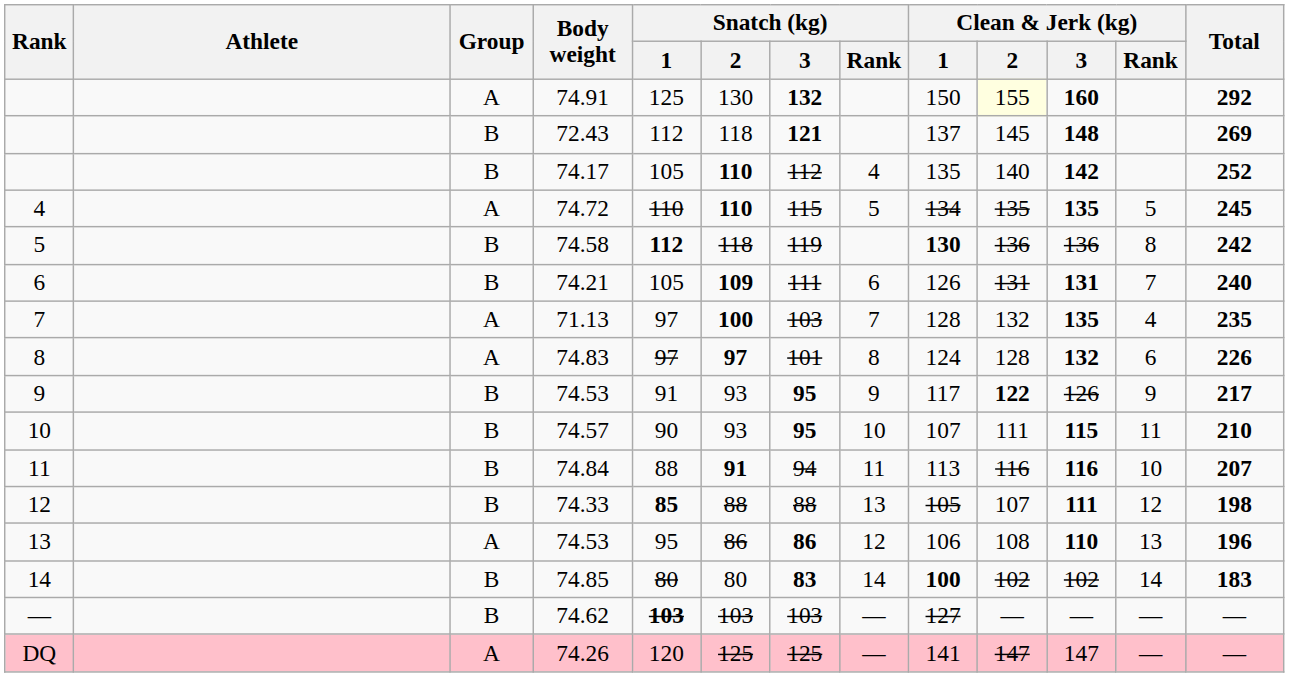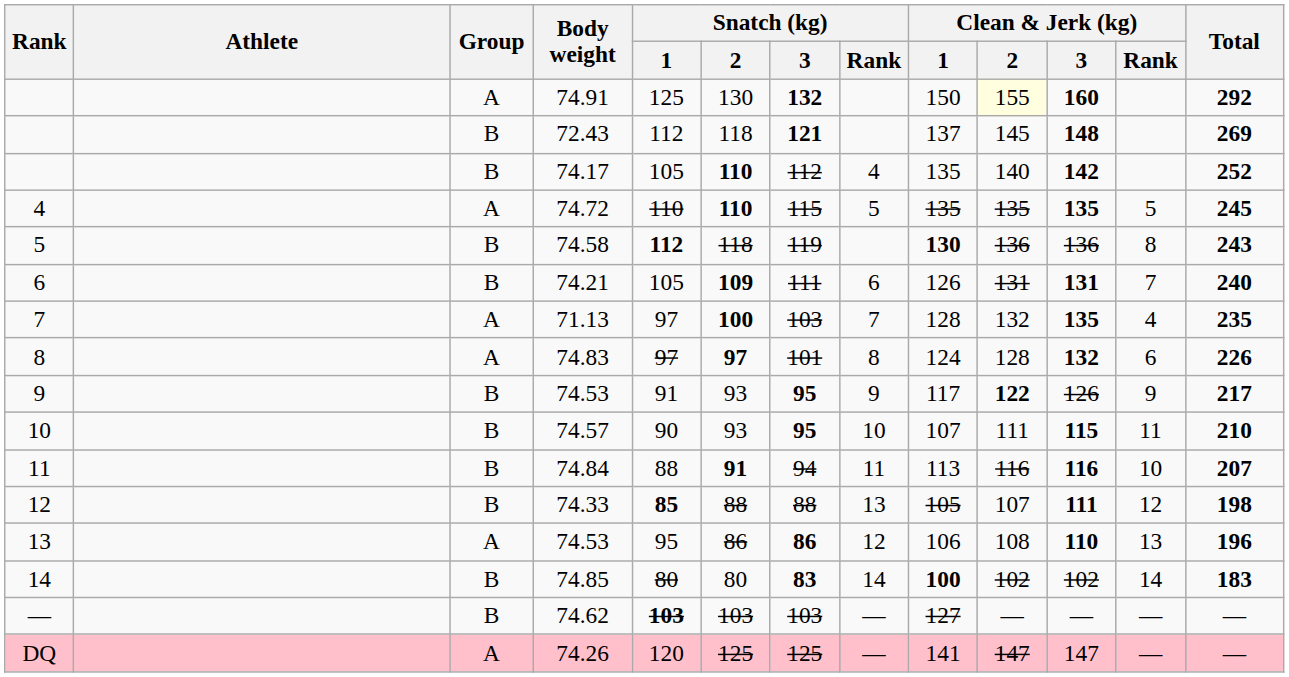(943, 208) 134 -> (943, 208) 135
(1234, 245) 242 -> (1234, 245) 243
